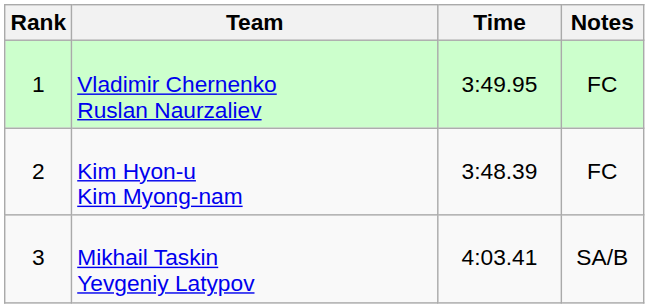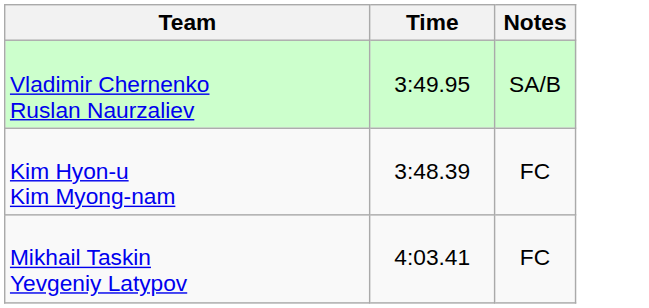- column: (38, 22)
(602, 84) FC -> (535, 84) SA/B
(602, 258) SA/B -> (535, 258) FC
